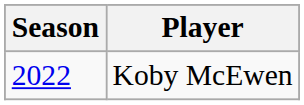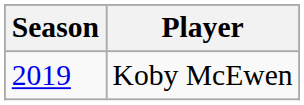(41, 74) 2022 -> (41, 74) 2019
